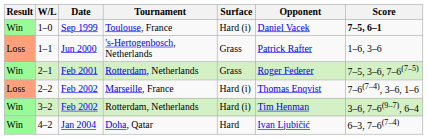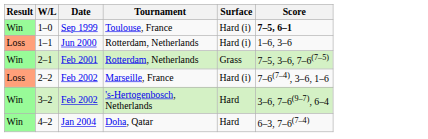- column: (300, 12)
(140, 48) 's-Hertogenbosch, Netherlands -> (152, 43) Rotterdam, Netherlands
(231, 48) Grass -> (235, 43) Hard (i)
(152, 107) Rotterdam, Netherlands -> (140, 100) 's-Hertogenbosch, Netherlands
(235, 107) Hard (i) -> (229, 100) Hard
